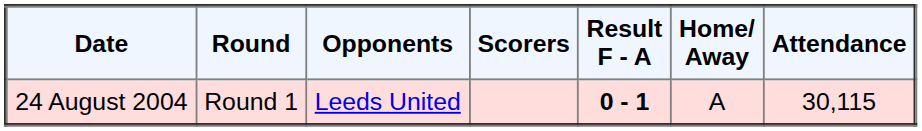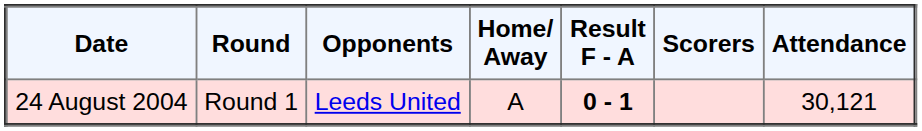columns swapped: (717, 43) <-> (524, 43)
(839, 102) 30,115 -> (839, 102) 30,121
